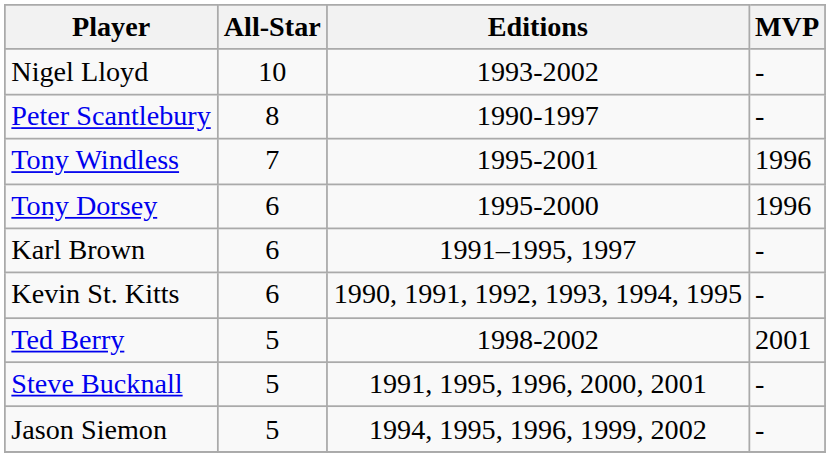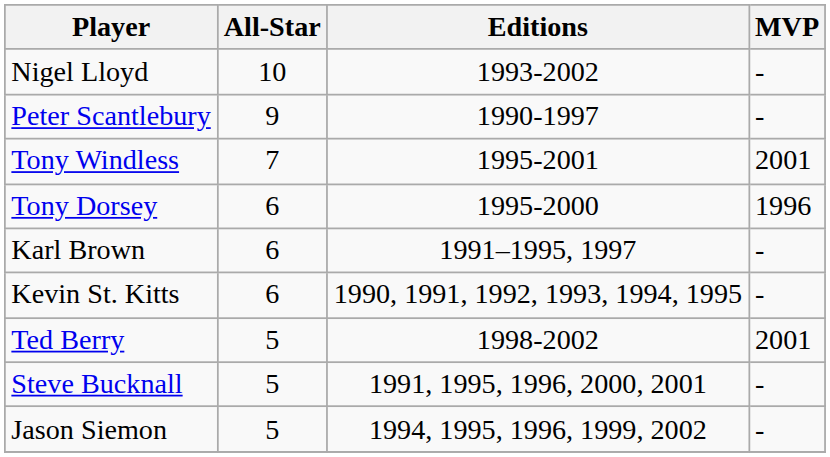(272, 116) 8 -> (272, 116) 9
(783, 160) 1996 -> (783, 160) 2001
